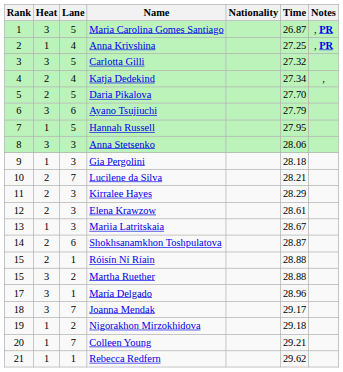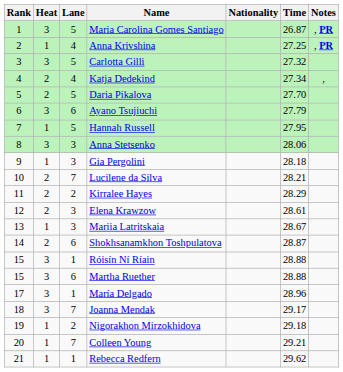(73, 194) 3 -> (73, 194) 2
(46, 260) 2 -> (46, 260) 3
(73, 276) 2 -> (73, 276) 6
